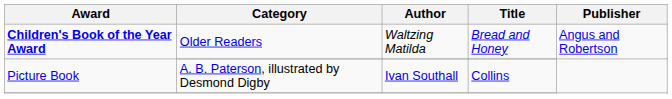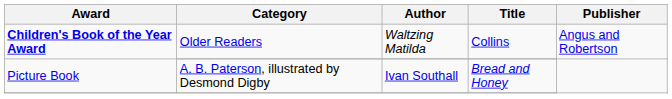(500, 41) Bread and Honey -> (490, 41) Collins
(490, 75) Collins -> (500, 75) Bread and Honey
